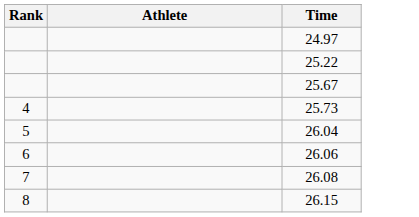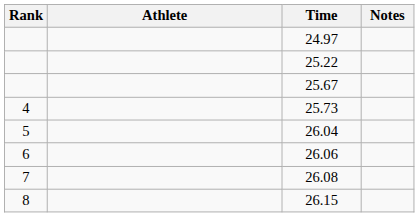+ column: (387, 16)
